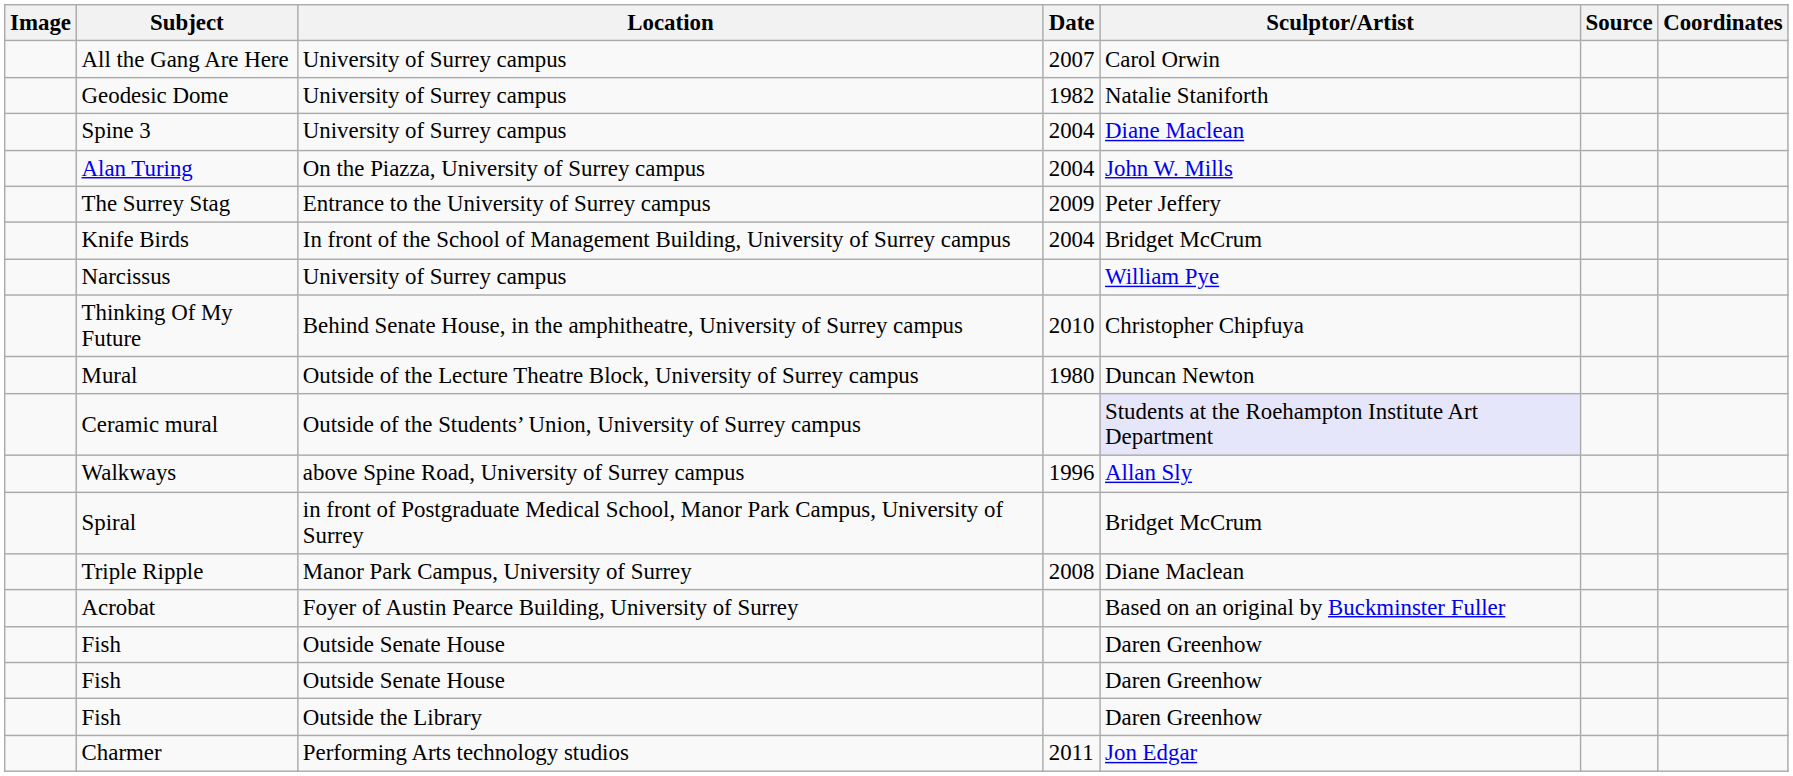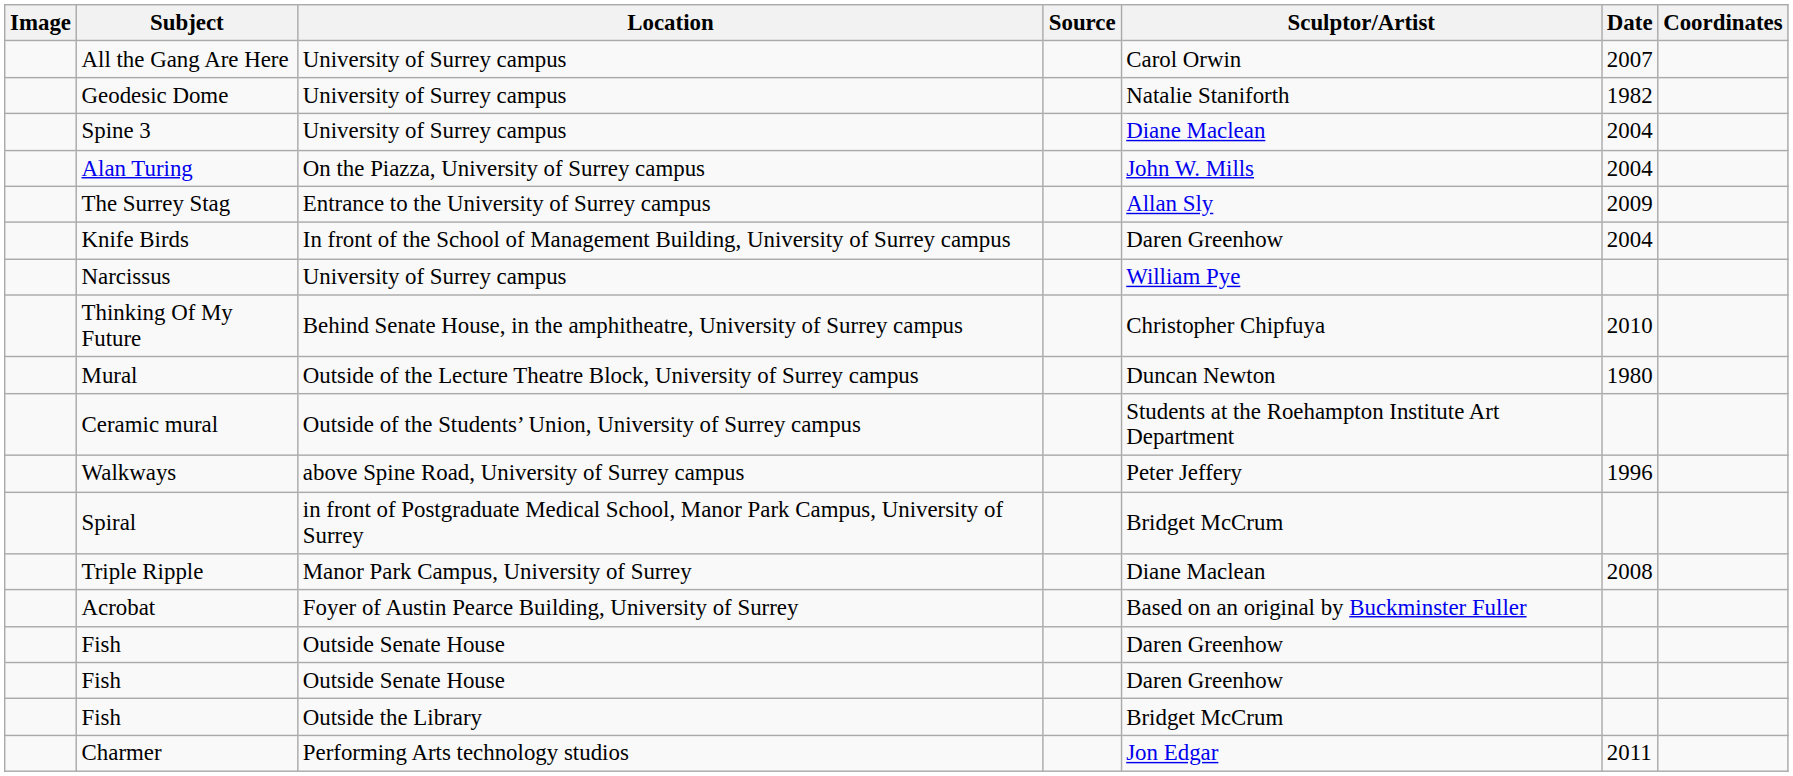columns swapped: (1072, 22) <-> (1619, 22)
(1163, 204) Peter Jeffery -> (1170, 204) Allan Sly
(1184, 240) Bridget McCrum -> (1205, 240) Daren Greenhow
(1292, 424) lavender background -> (1313, 424) no background
(1149, 473) Allan Sly -> (1184, 473) Peter Jeffery
(1183, 716) Daren Greenhow -> (1205, 716) Bridget McCrum
